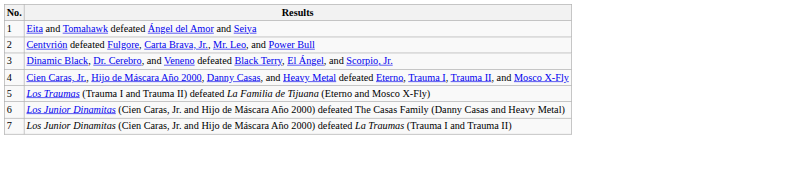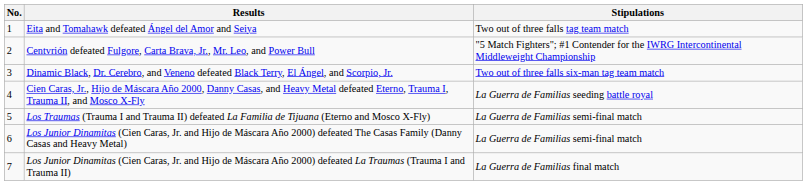+ column: (638, 12)
